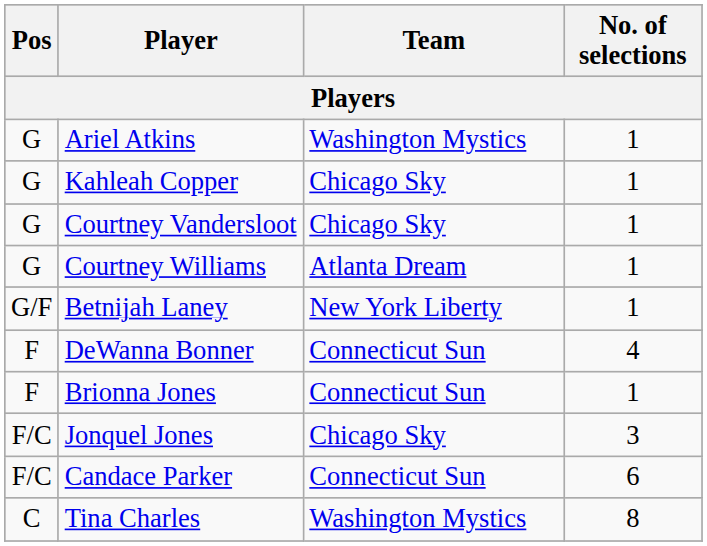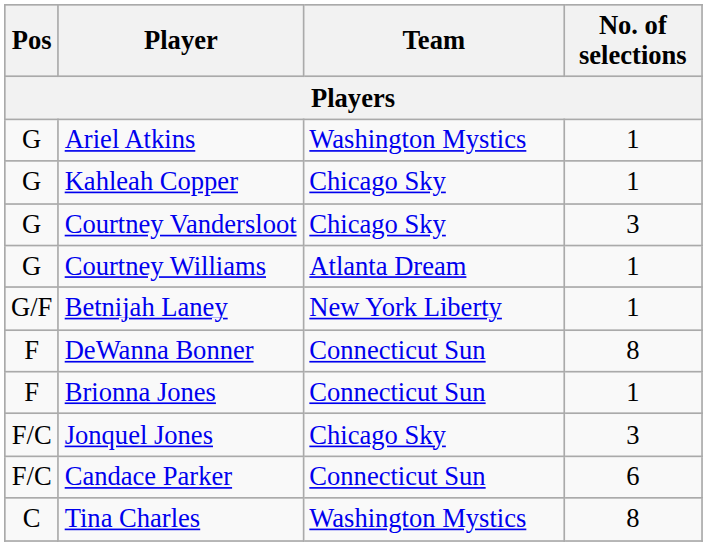(633, 223) 1 -> (633, 223) 3
(633, 350) 4 -> (633, 350) 8
